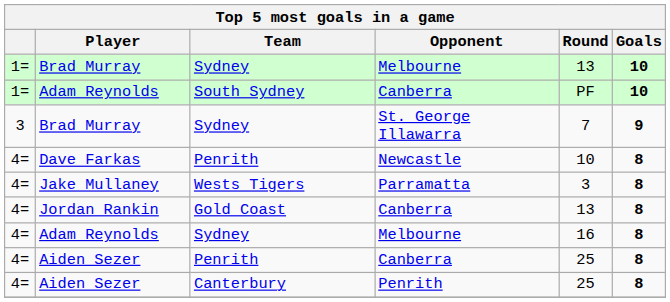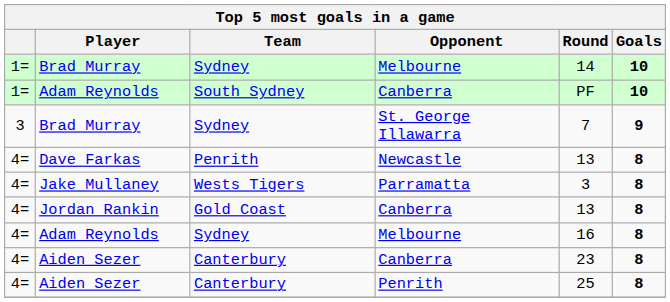(586, 67) 13 -> (586, 67) 14
(586, 160) 10 -> (586, 160) 13
(226, 260) Penrith -> (240, 260) Canterbury
(586, 260) 25 -> (586, 260) 23
